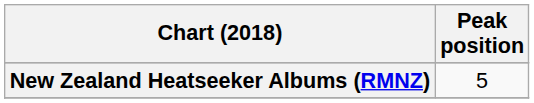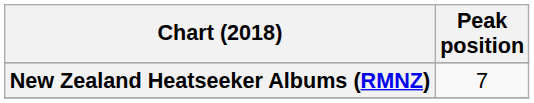(482, 80) 5 -> (482, 80) 7
